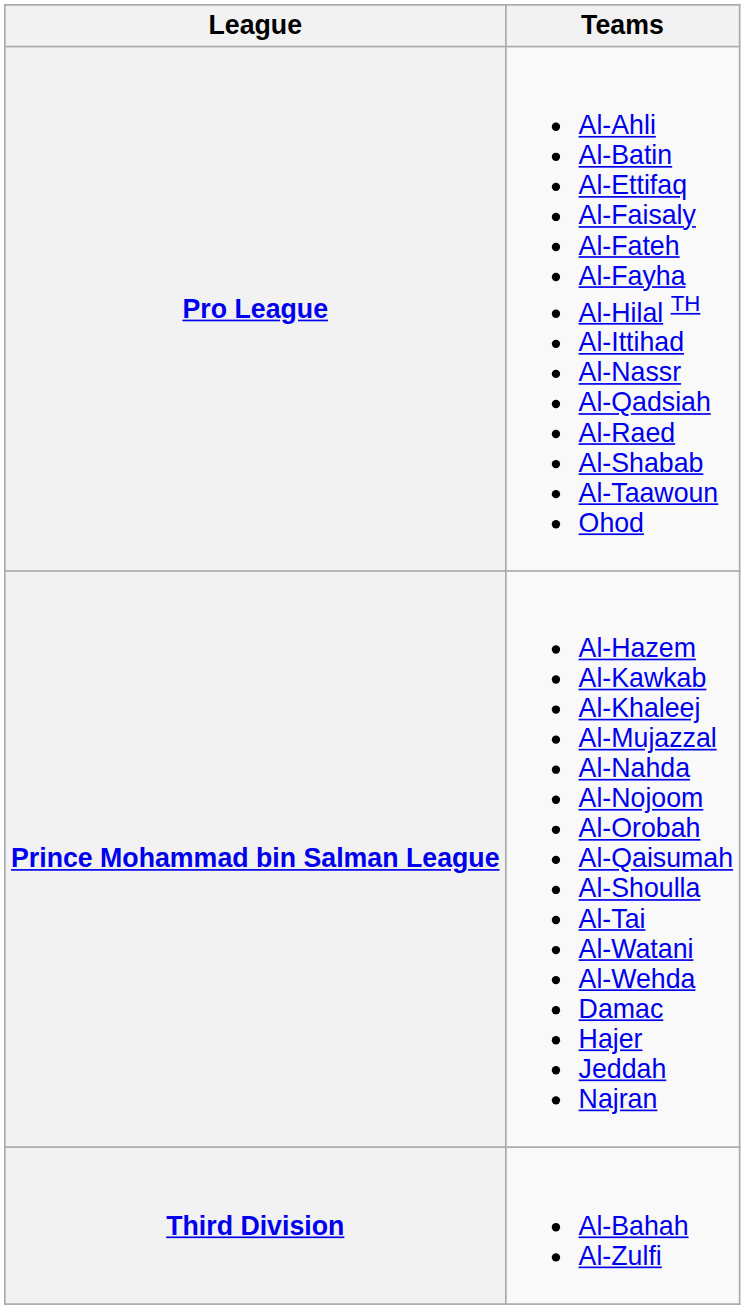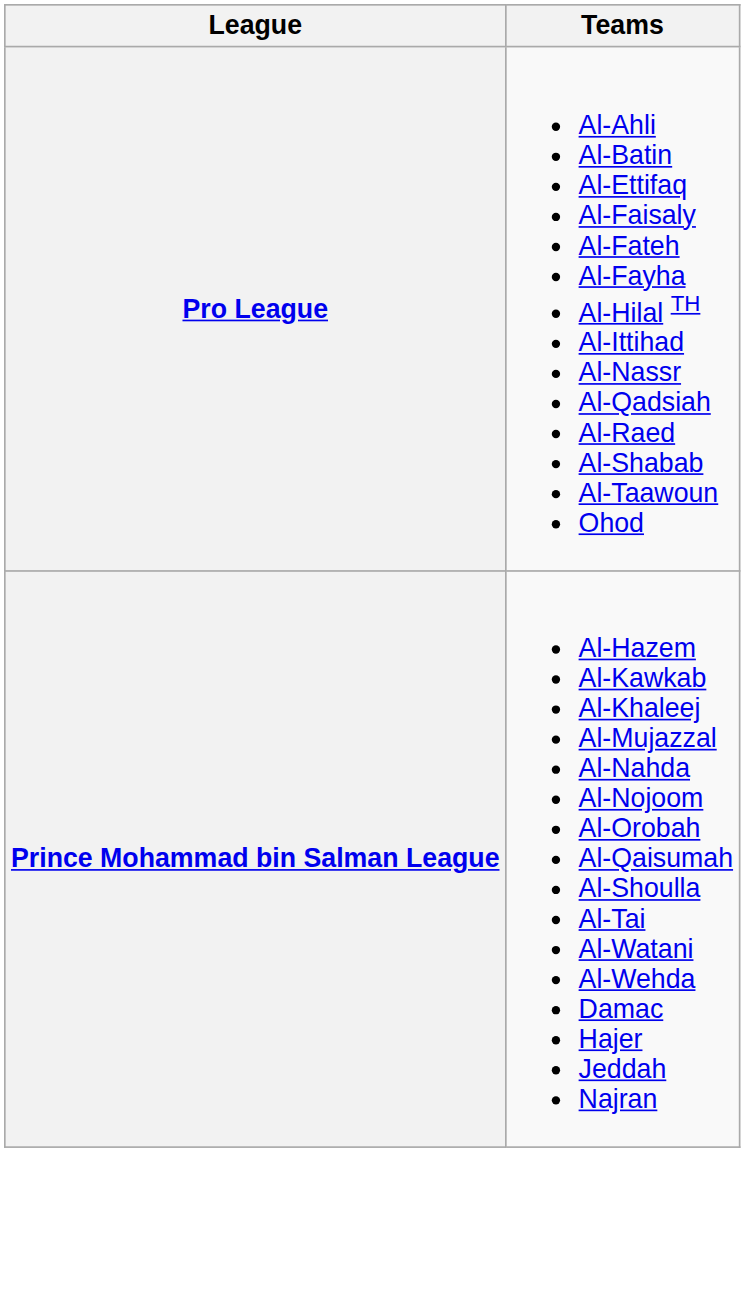- row: (255, 1225)
